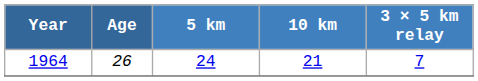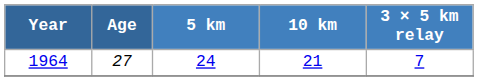(122, 63) 26 -> (122, 63) 27
